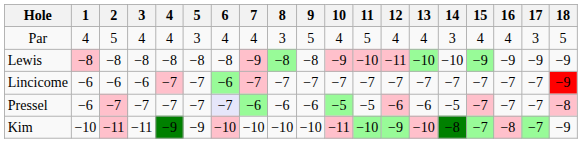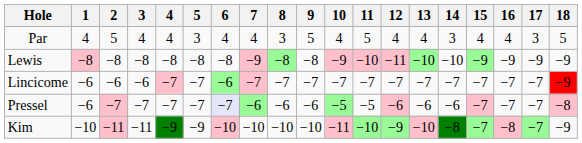(452, 104) −5 -> (452, 104) −6
